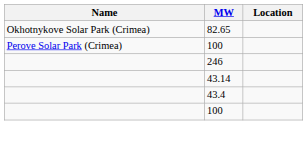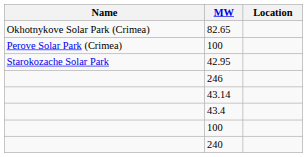+ row: (58, 62)
+ row: (104, 145)
